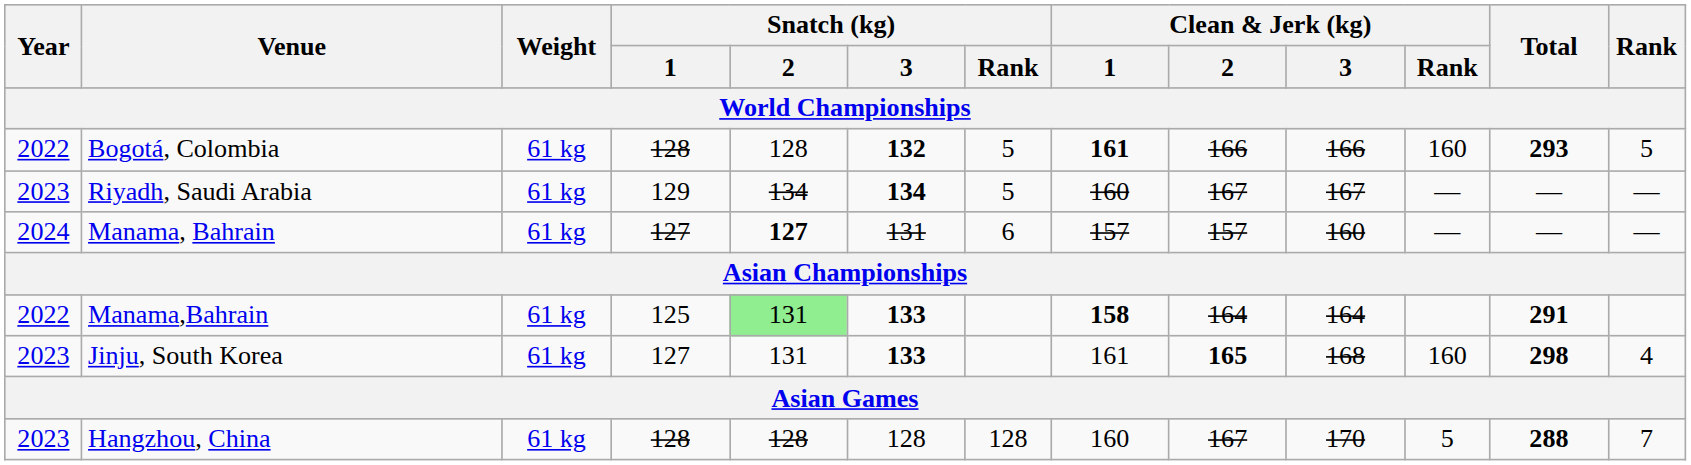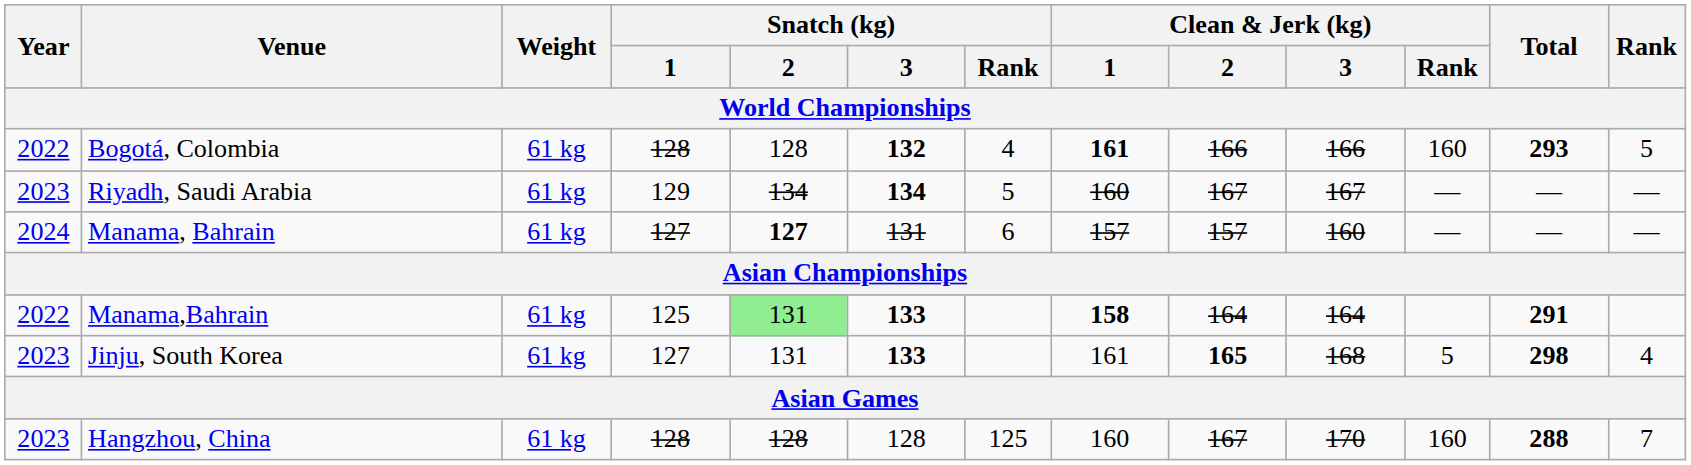(1008, 149) 5 -> (1008, 149) 4
(1447, 356) 160 -> (1447, 356) 5
(1008, 438) 128 -> (1008, 438) 125
(1447, 438) 5 -> (1447, 438) 160
